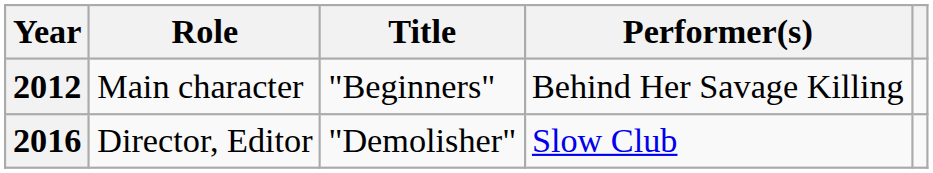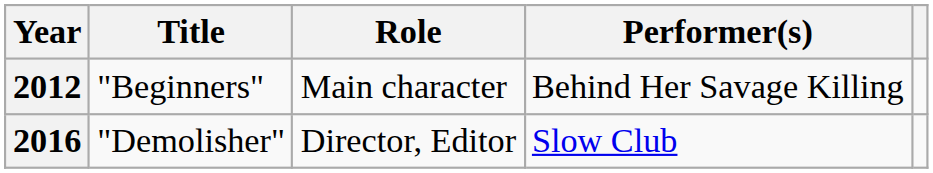columns swapped: (422, 31) <-> (205, 31)
